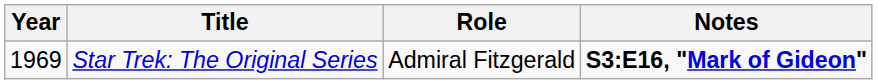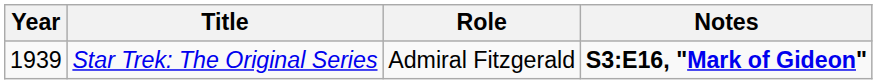(36, 59) 1969 -> (36, 59) 1939
